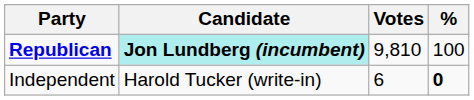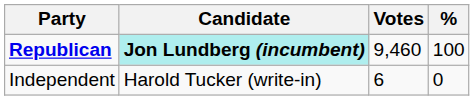(397, 49) 9,810 -> (397, 49) 9,460
(438, 79) bold -> (438, 79) normal
